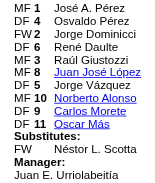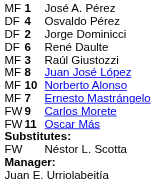(23, 34) FW -> (12, 34) DF
- row: (92, 85)
+ row: (98, 98)
(22, 111) DF -> (13, 111) FW
(22, 124) DF -> (13, 124) FW
